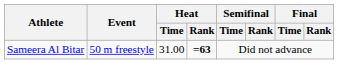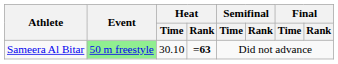(122, 50) no background -> (122, 50) lightgreen background
(172, 50) 31.00 -> (172, 50) 30.10
